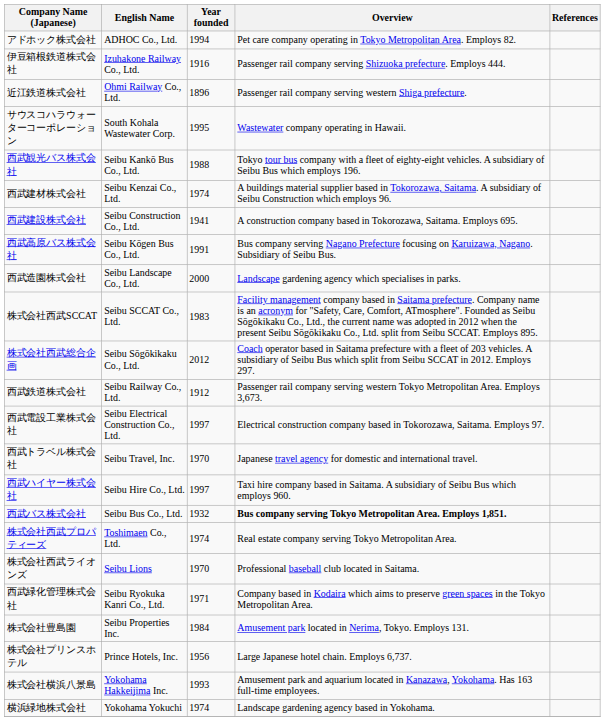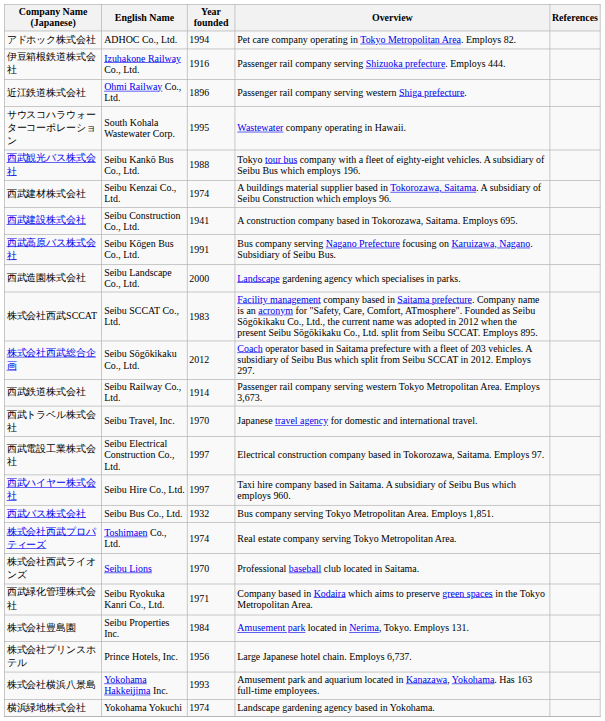(199, 392) 1912 -> (199, 392) 1914
rows swapped: (51, 424) <-> (51, 459)
(372, 514) bold -> (366, 514) normal
